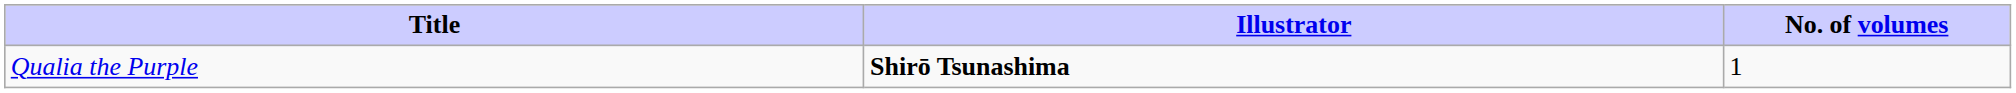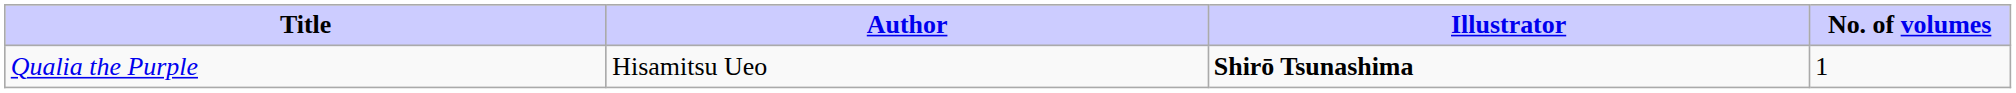+ column: (907, 25)
